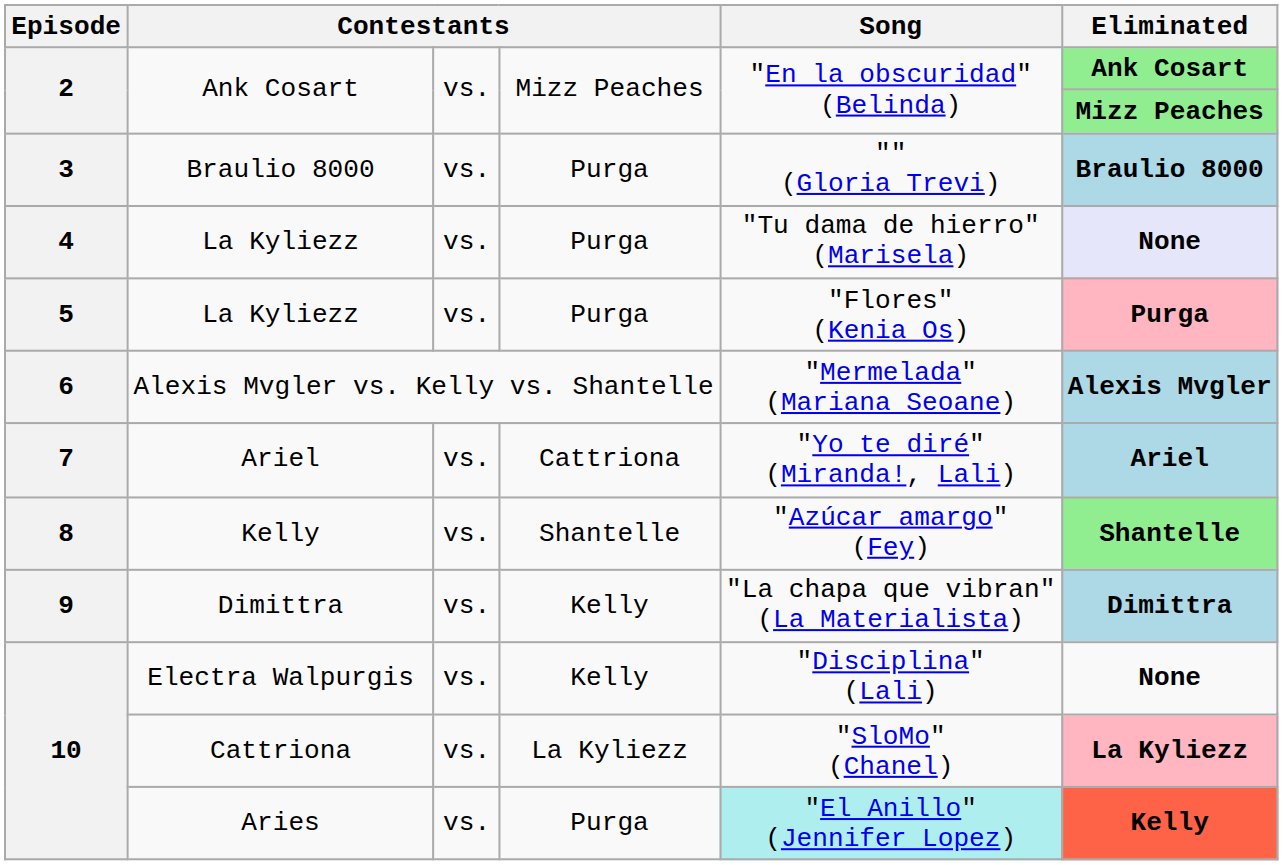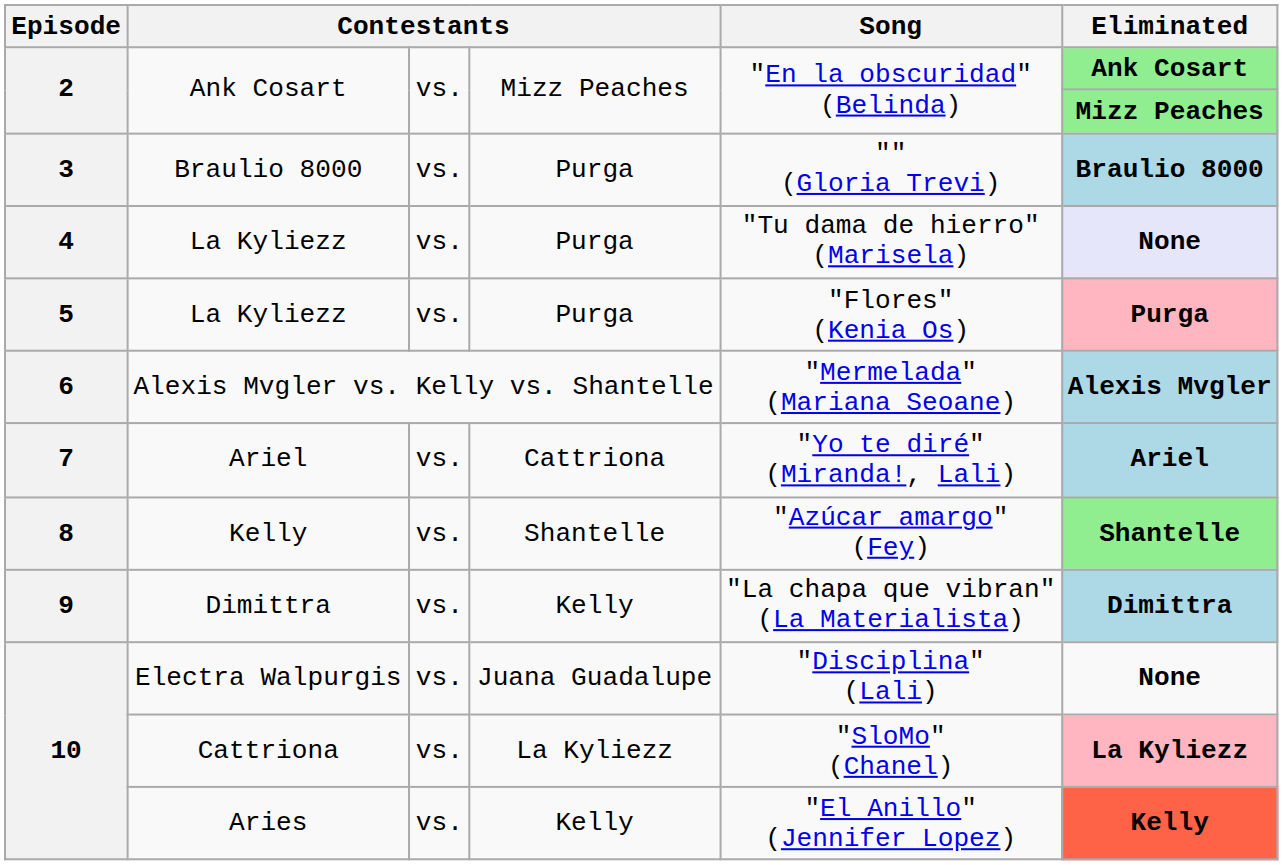(610, 678) Kelly -> (595, 678) Juana Guadalupe
(610, 824) Purga -> (595, 824) Kelly
(891, 824) paleturquoise background -> (891, 824) no background
